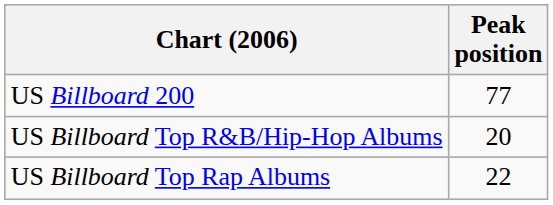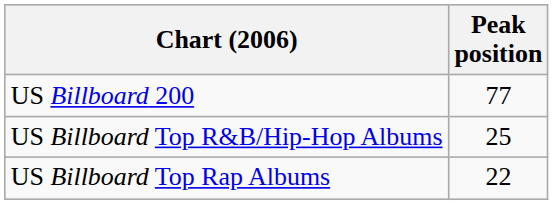(498, 136) 20 -> (498, 136) 25
